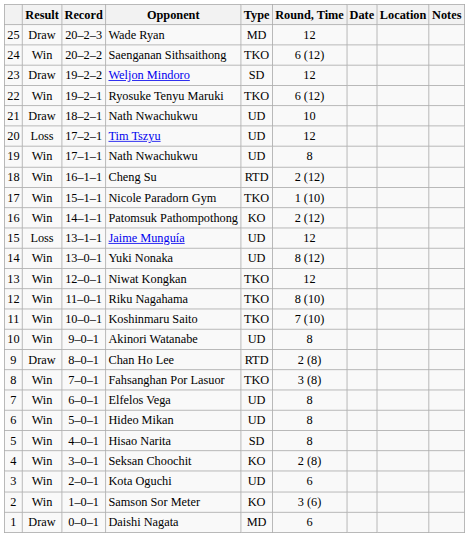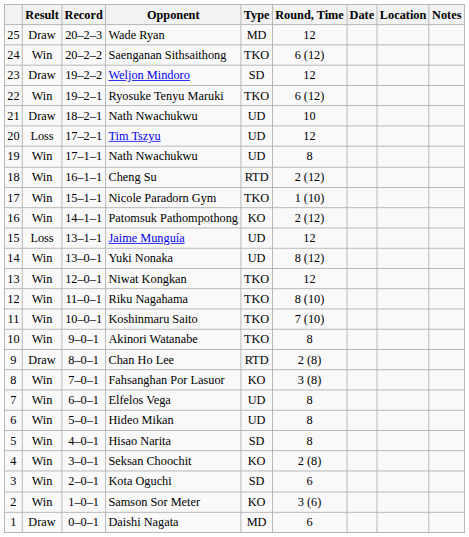(257, 339) UD -> (257, 339) TKO
(257, 380) TKO -> (257, 380) KO
(257, 481) UD -> (257, 481) SD
